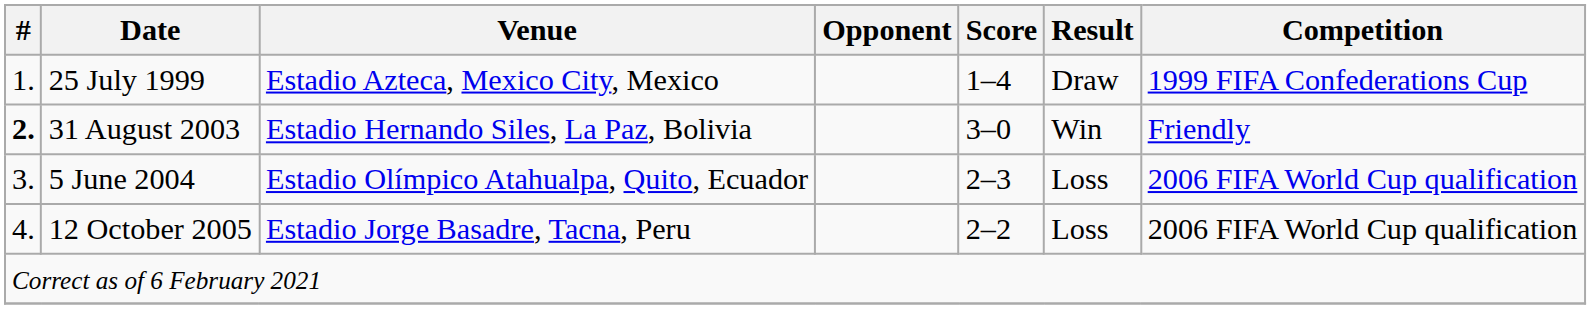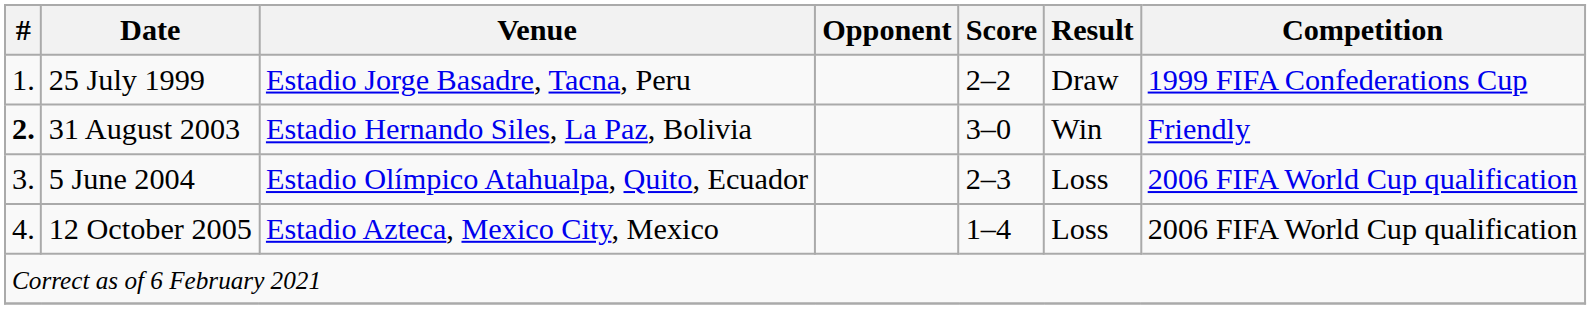(492, 79) Estadio Azteca, Mexico City, Mexico -> (478, 79) Estadio Jorge Basadre, Tacna, Peru
(988, 79) 1–4 -> (988, 79) 2–2
(478, 229) Estadio Jorge Basadre, Tacna, Peru -> (492, 229) Estadio Azteca, Mexico City, Mexico
(988, 229) 2–2 -> (988, 229) 1–4
